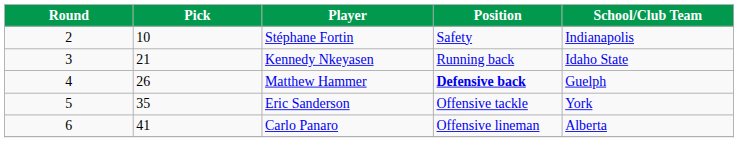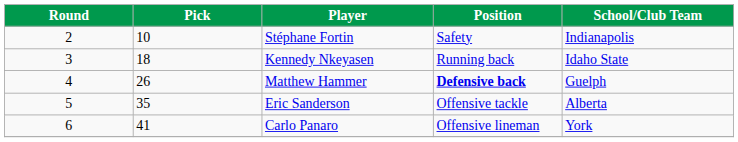(143, 59) 21 -> (143, 59) 18
(579, 103) York -> (586, 103) Alberta
(586, 125) Alberta -> (579, 125) York
